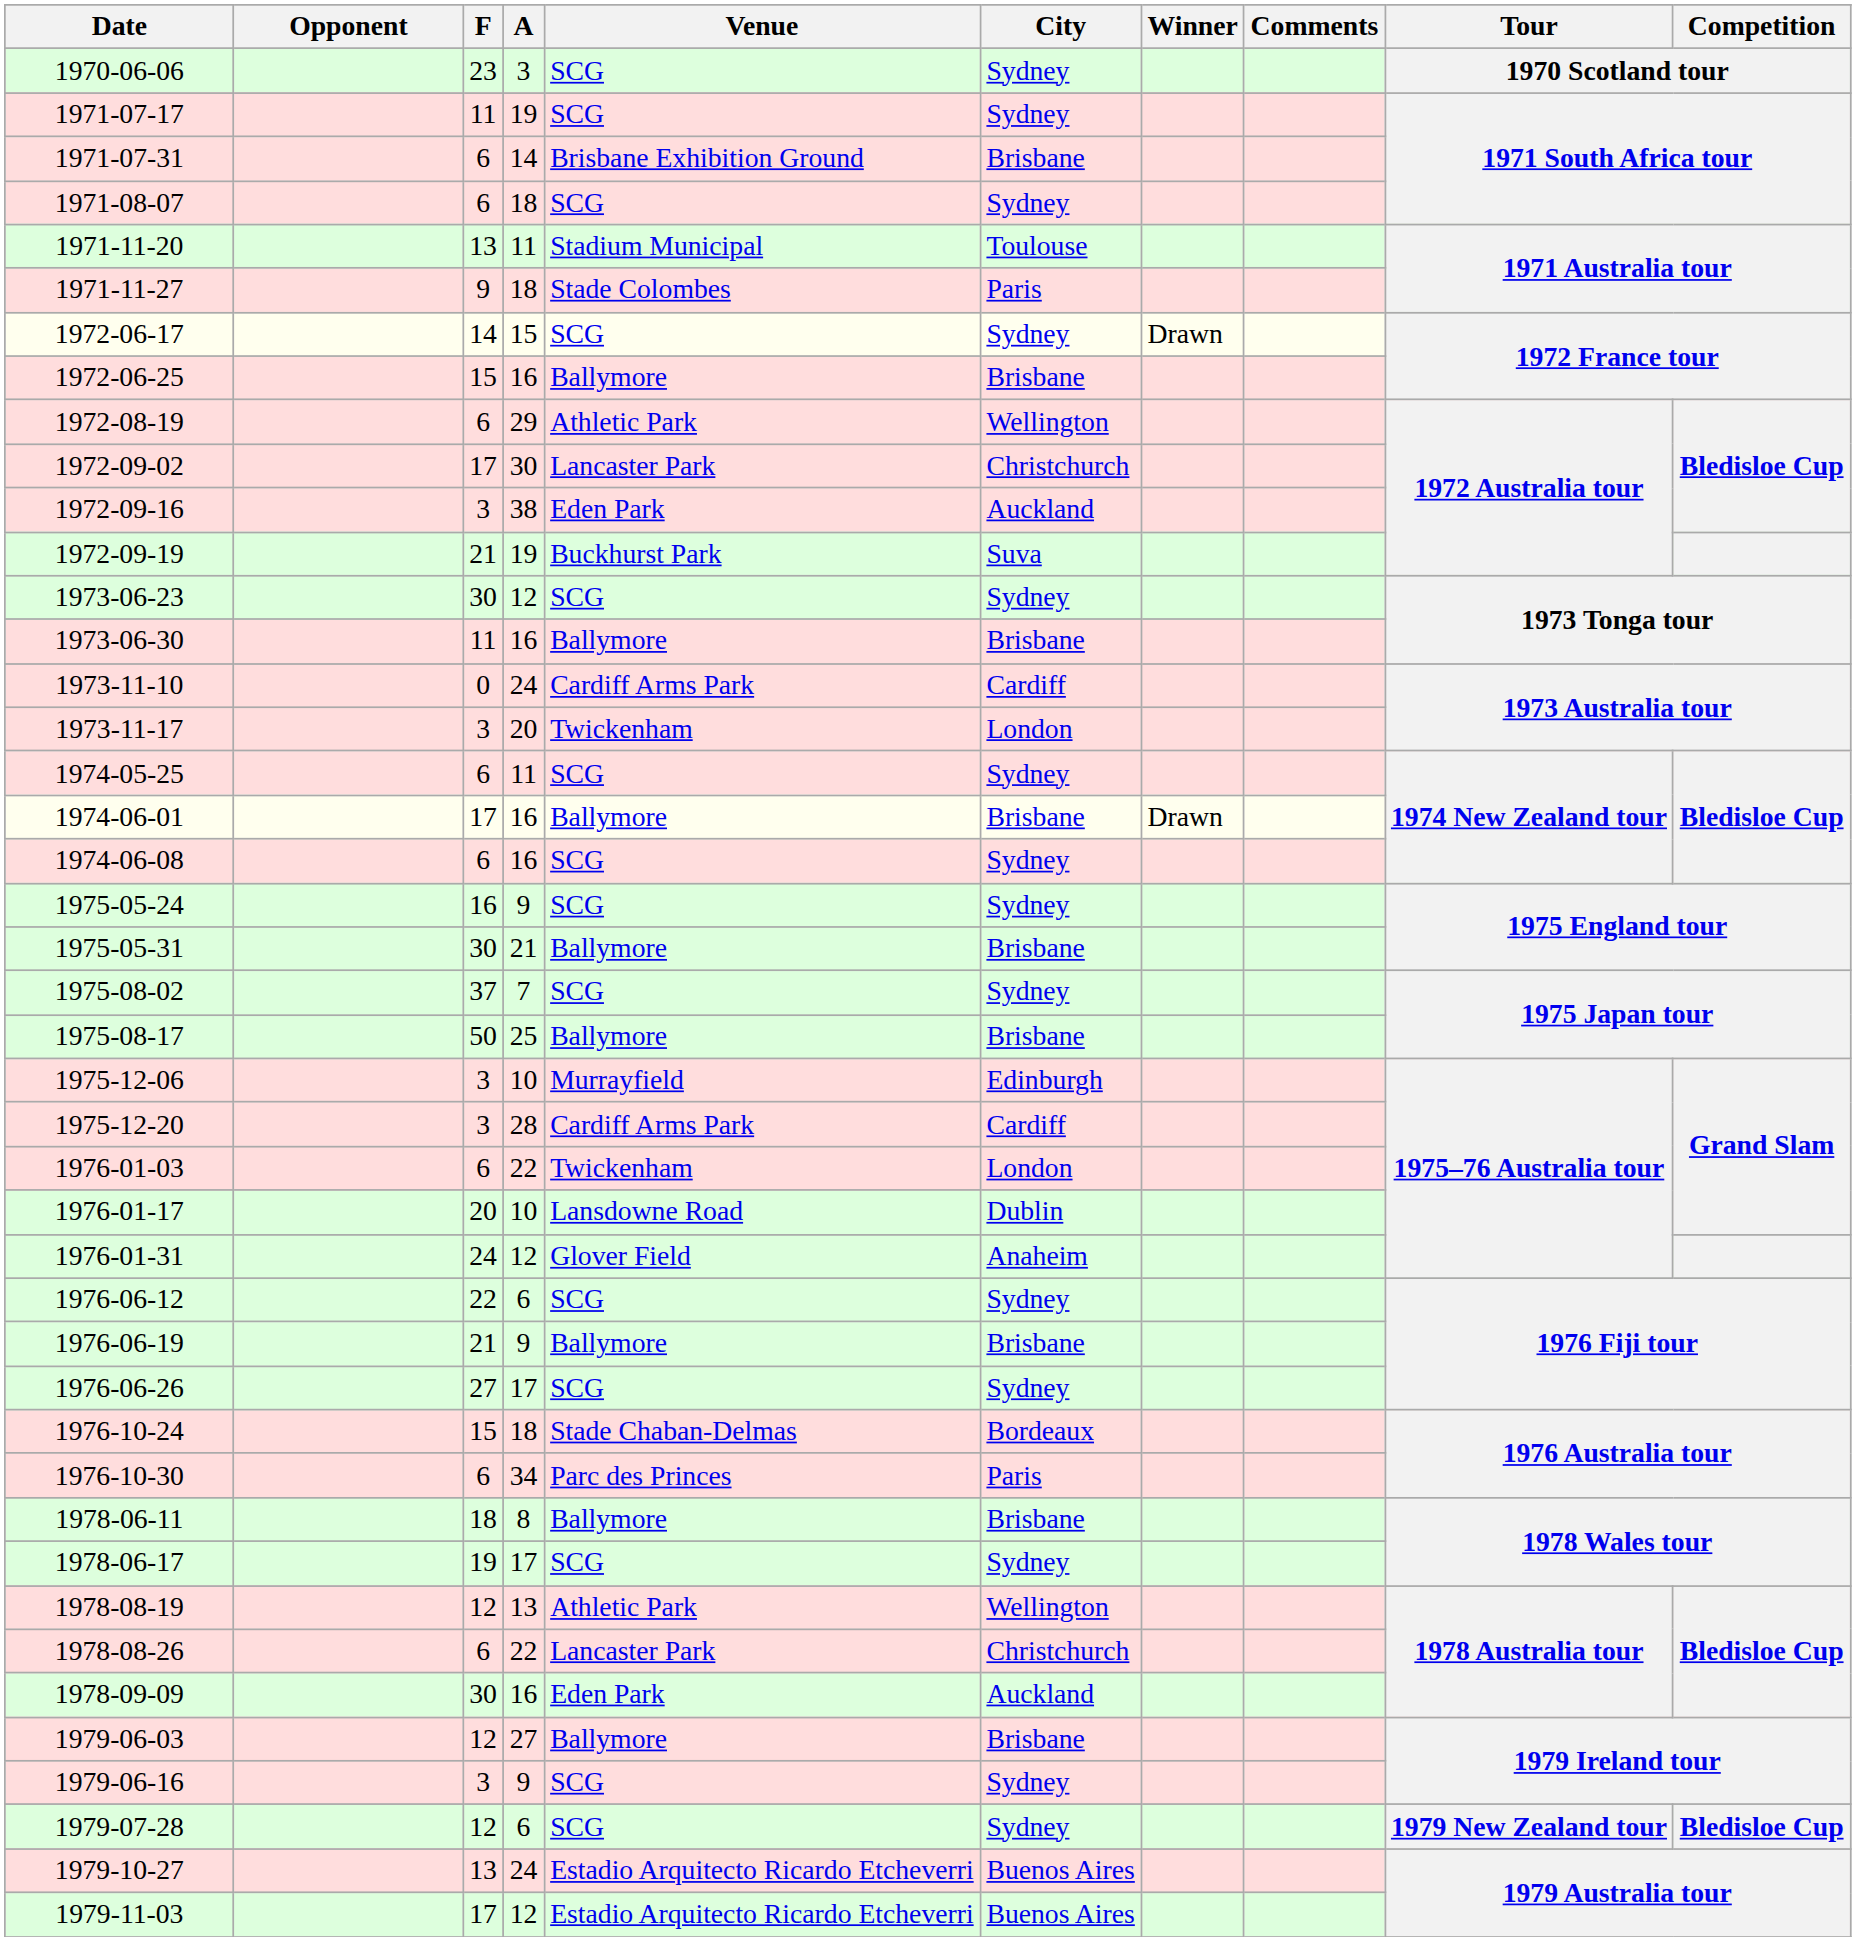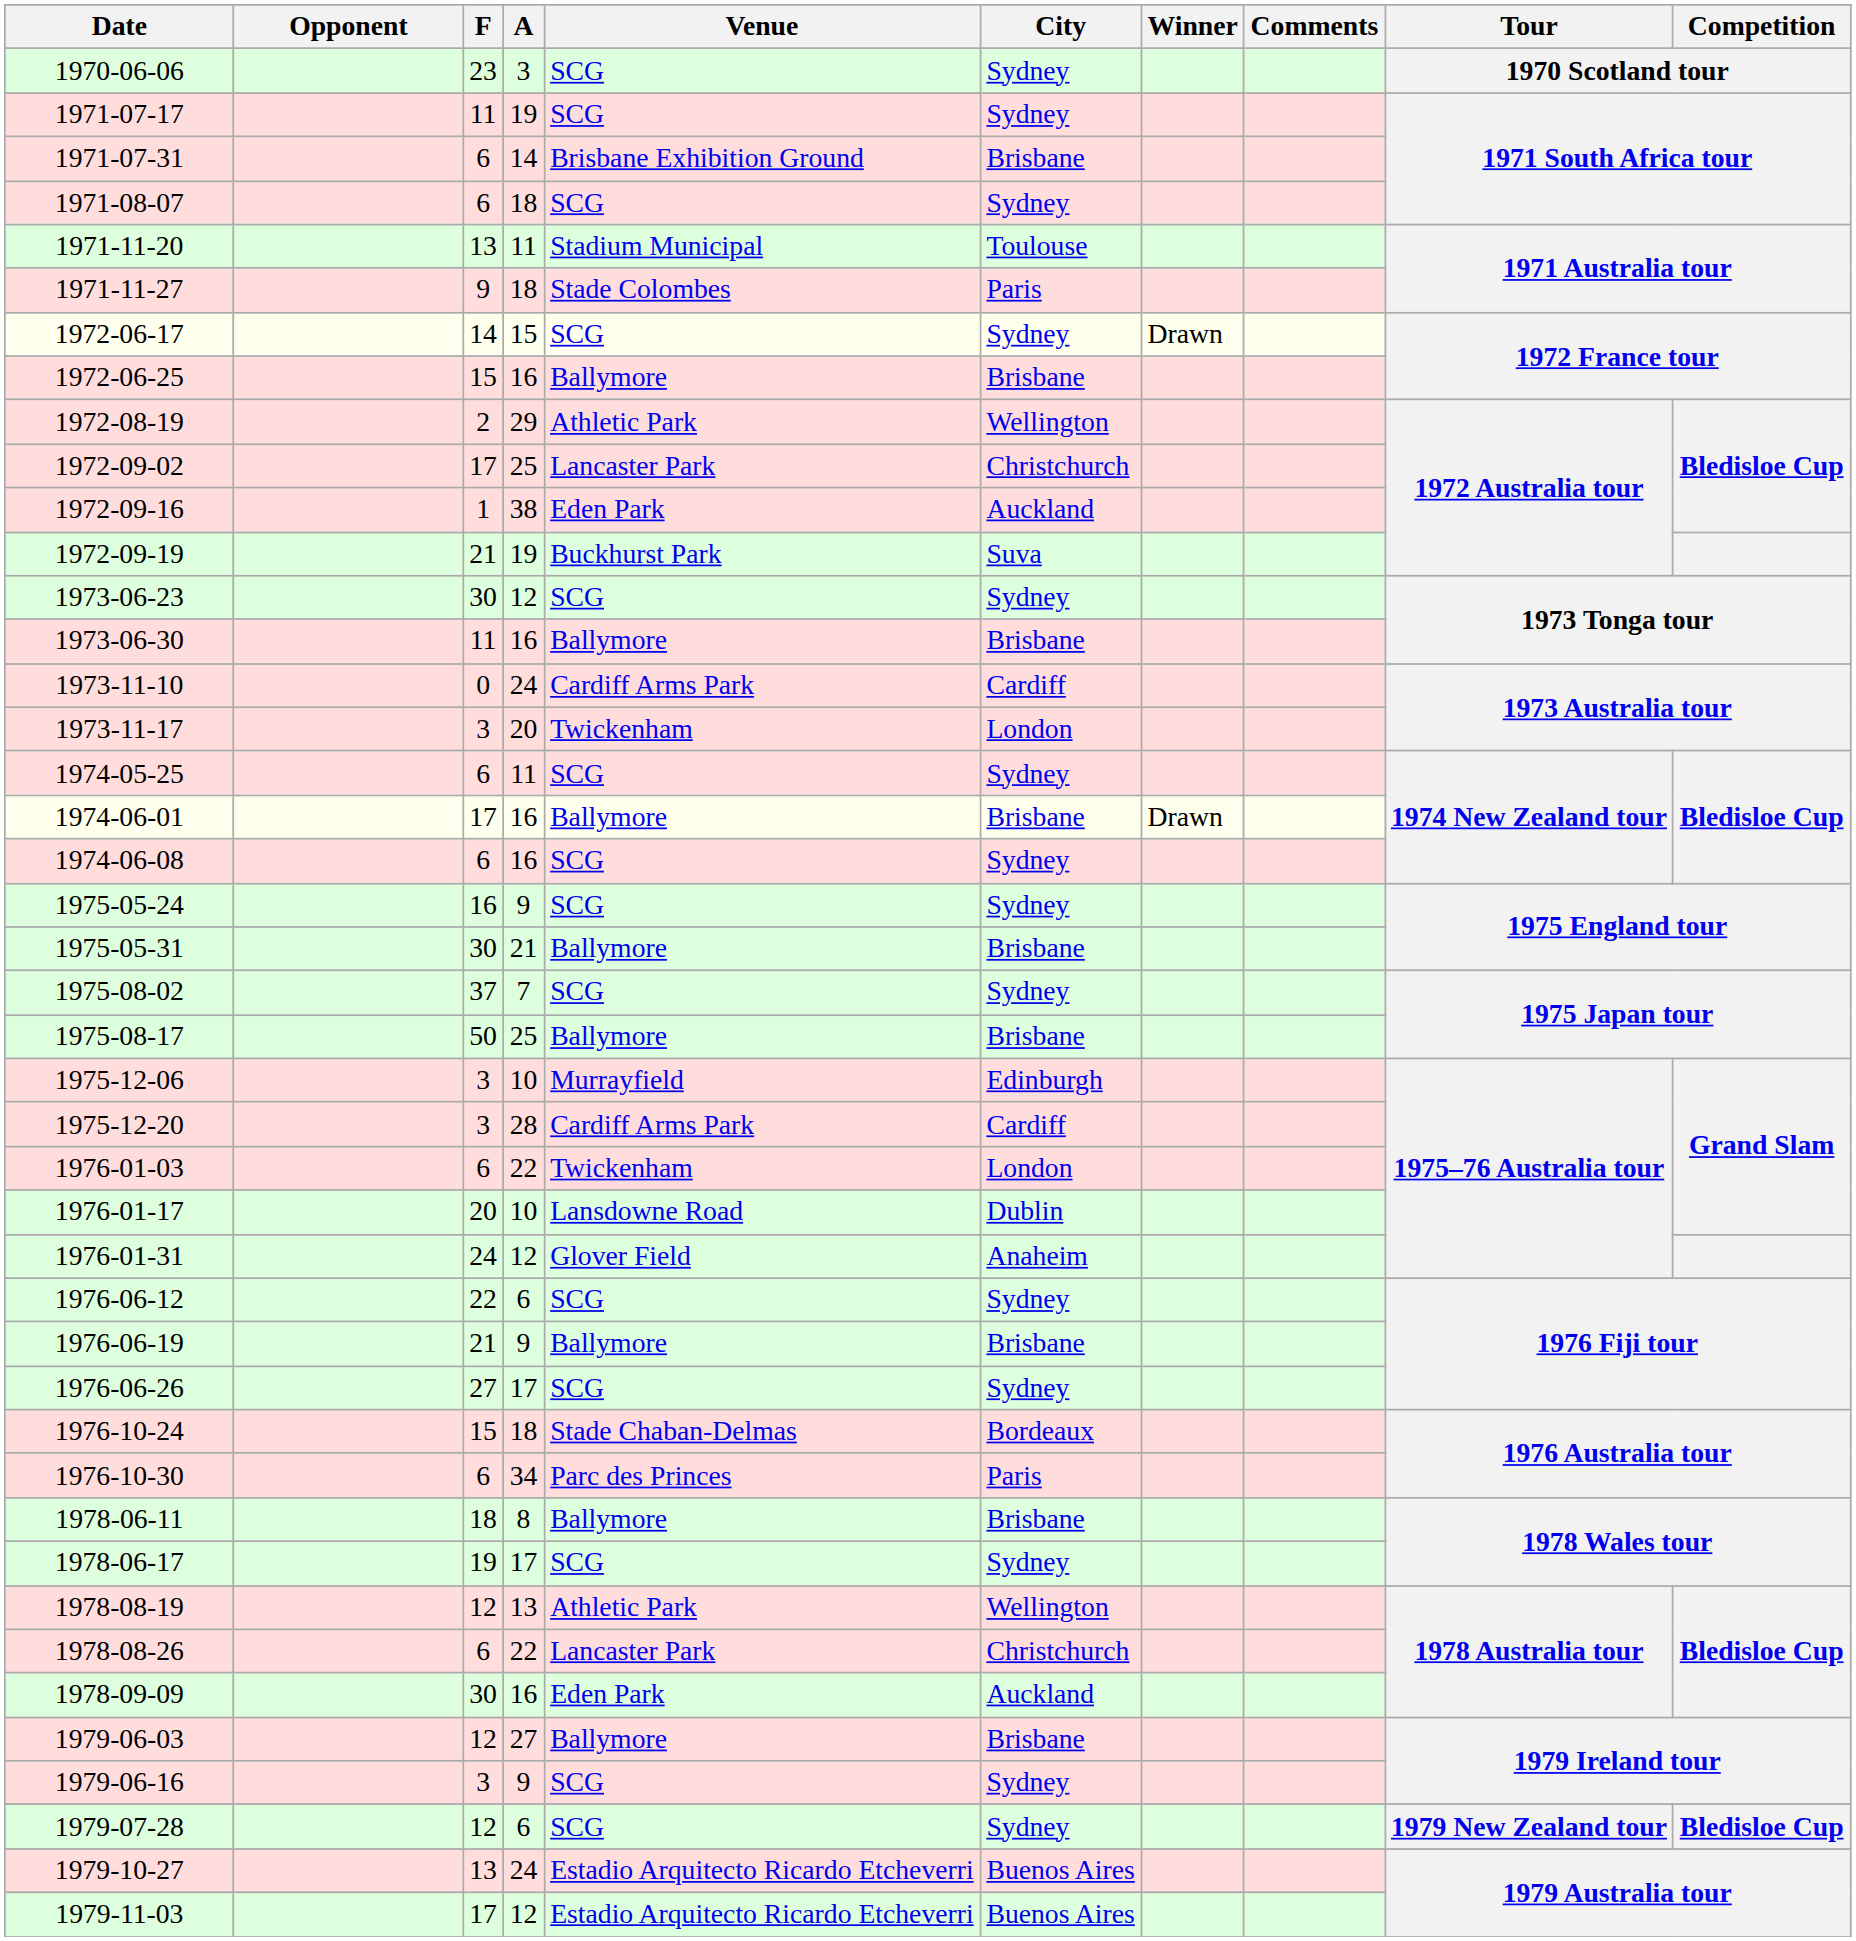(483, 421) 6 -> (483, 421) 2
(524, 465) 30 -> (524, 465) 25
(483, 509) 3 -> (483, 509) 1
